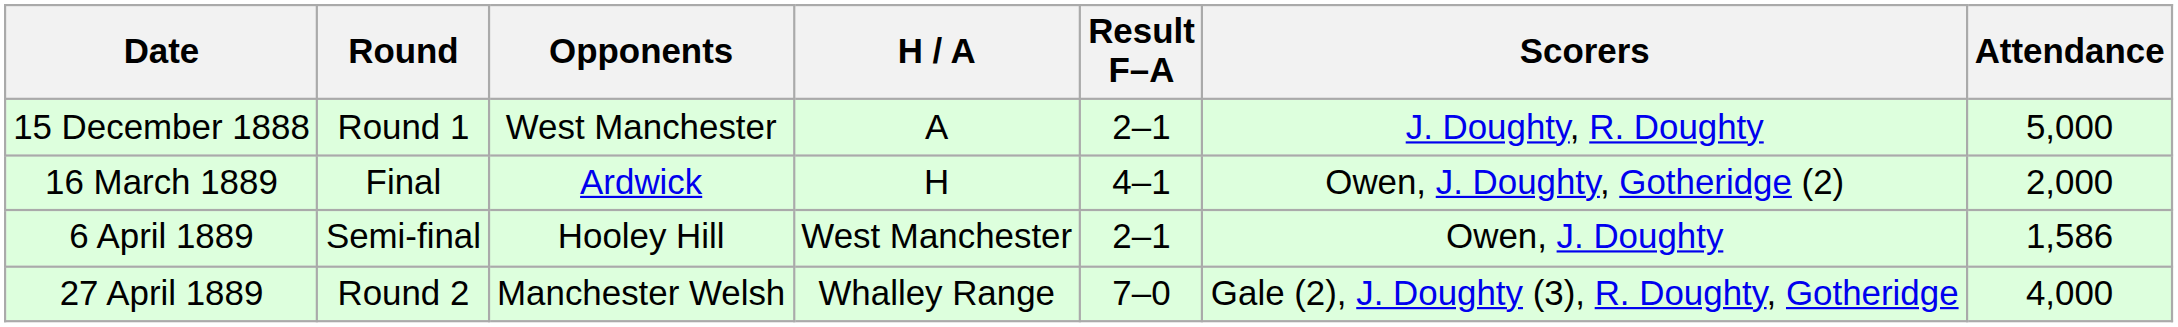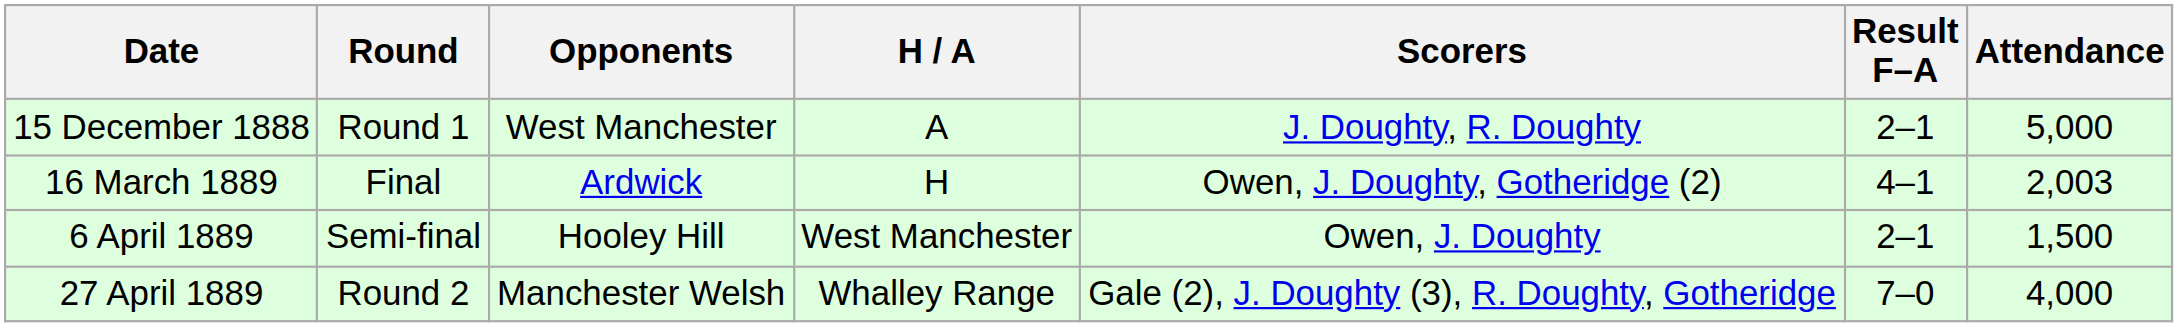columns swapped: (1141, 51) <-> (1585, 51)
(2070, 182) 2,000 -> (2070, 182) 2,003
(2070, 237) 1,586 -> (2070, 237) 1,500
